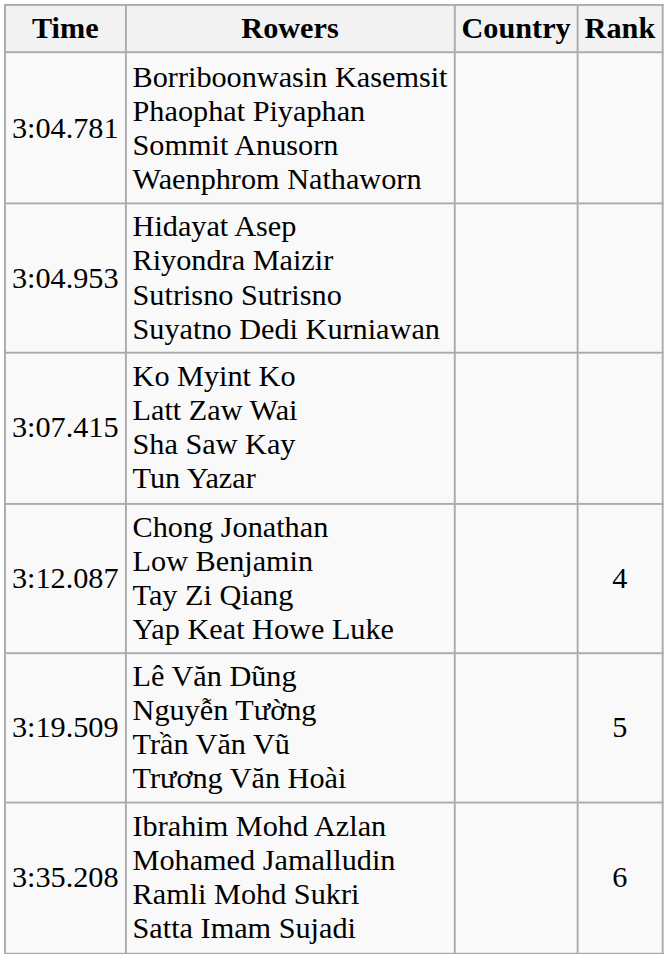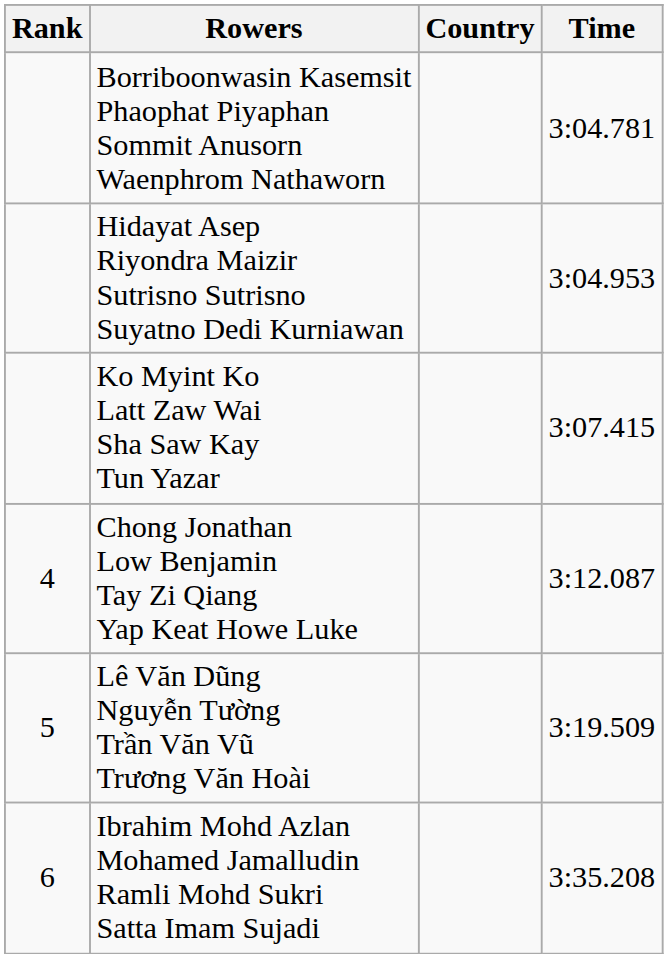columns swapped: (620, 28) <-> (65, 28)
